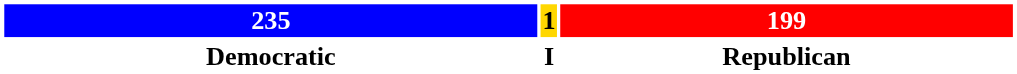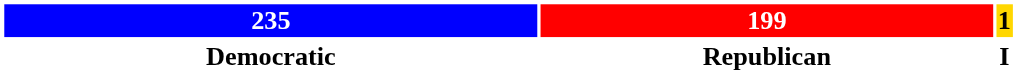columns swapped: (549, 20) <-> (787, 20)
